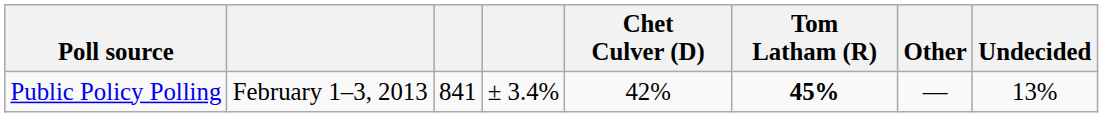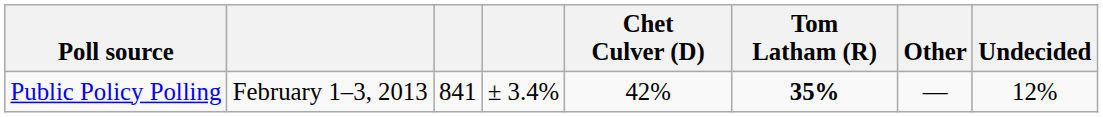(815, 91) 45% -> (815, 91) 35%
(1035, 91) 13% -> (1035, 91) 12%
